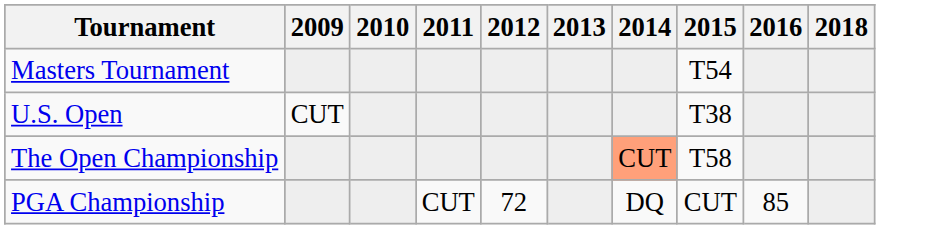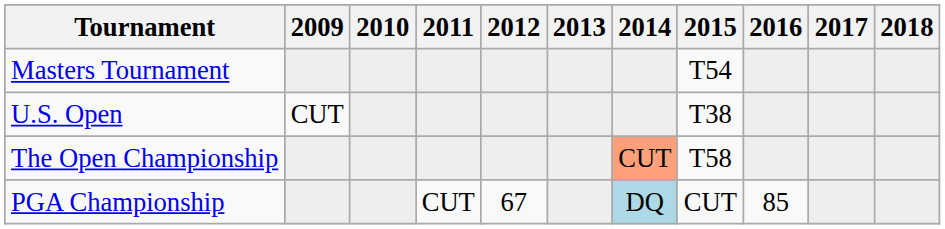+ column: (841, 26)
(514, 202) 72 -> (514, 202) 67
(645, 202) no background -> (645, 202) lightblue background
